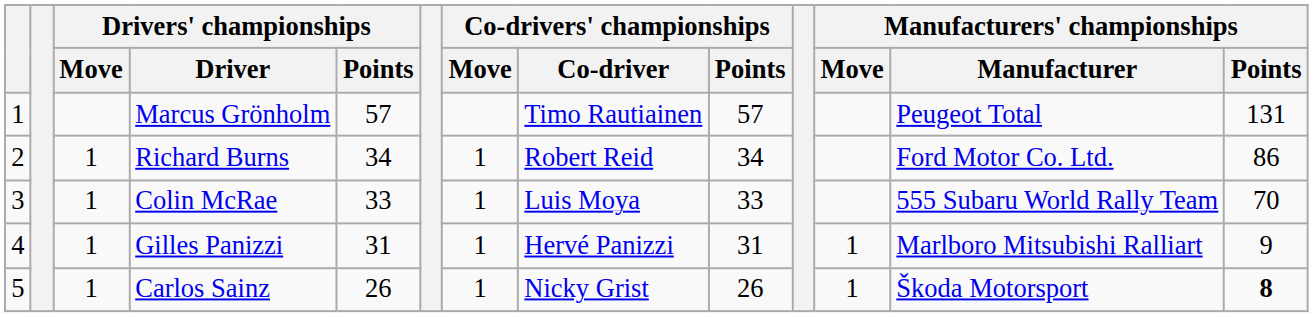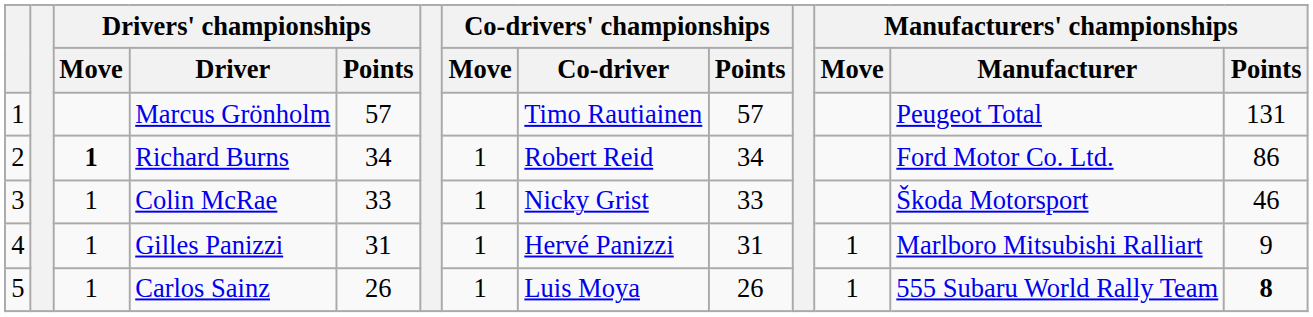(91, 157) normal -> (91, 157) bold
(582, 200) Luis Moya -> (587, 200) Nicky Grist
(1057, 200) 555 Subaru World Rally Team -> (992, 200) Škoda Motorsport
(1266, 200) 70 -> (1266, 200) 46
(587, 288) Nicky Grist -> (582, 288) Luis Moya
(992, 288) Škoda Motorsport -> (1057, 288) 555 Subaru World Rally Team
